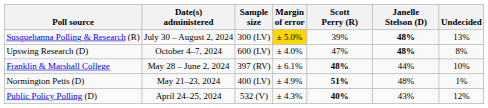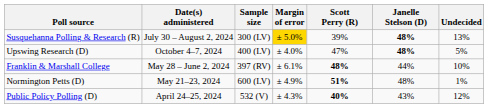(254, 52) 600 (LV) -> (254, 52) 400 (LV)
(461, 52) 8% -> (461, 52) 5%
(254, 81) 400 (LV) -> (254, 81) 600 (LV)
